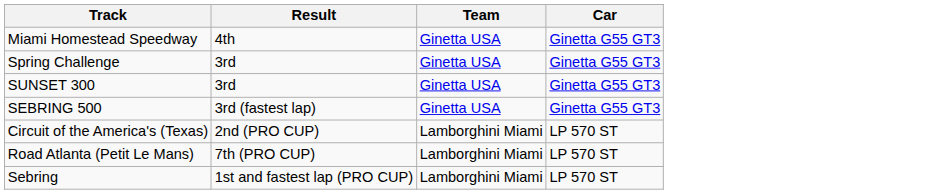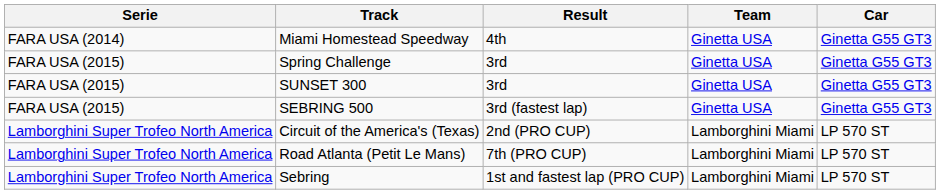+ column: (140, 16)
